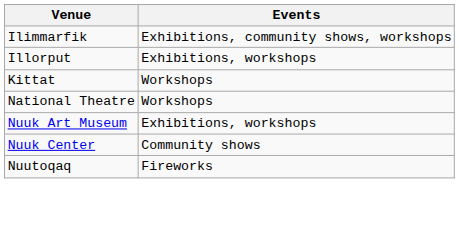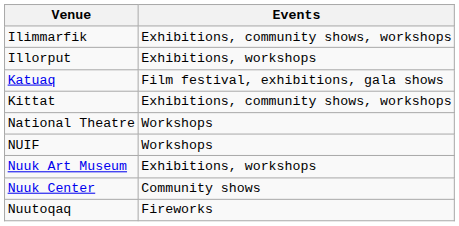+ row: (32, 80)
(177, 80) Workshops -> (296, 102) Exhibitions, community shows, workshops
+ row: (24, 145)
